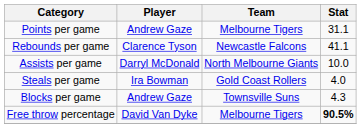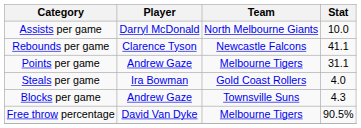rows swapped: (61, 30) <-> (61, 64)
(338, 115) bold -> (338, 115) normal
